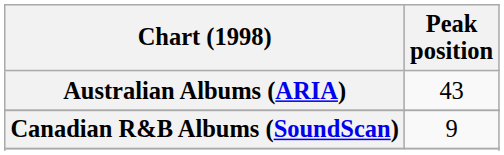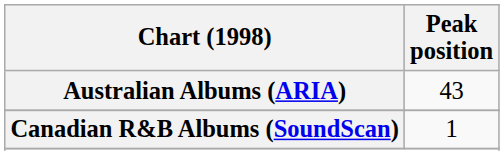(452, 129) 9 -> (452, 129) 1
